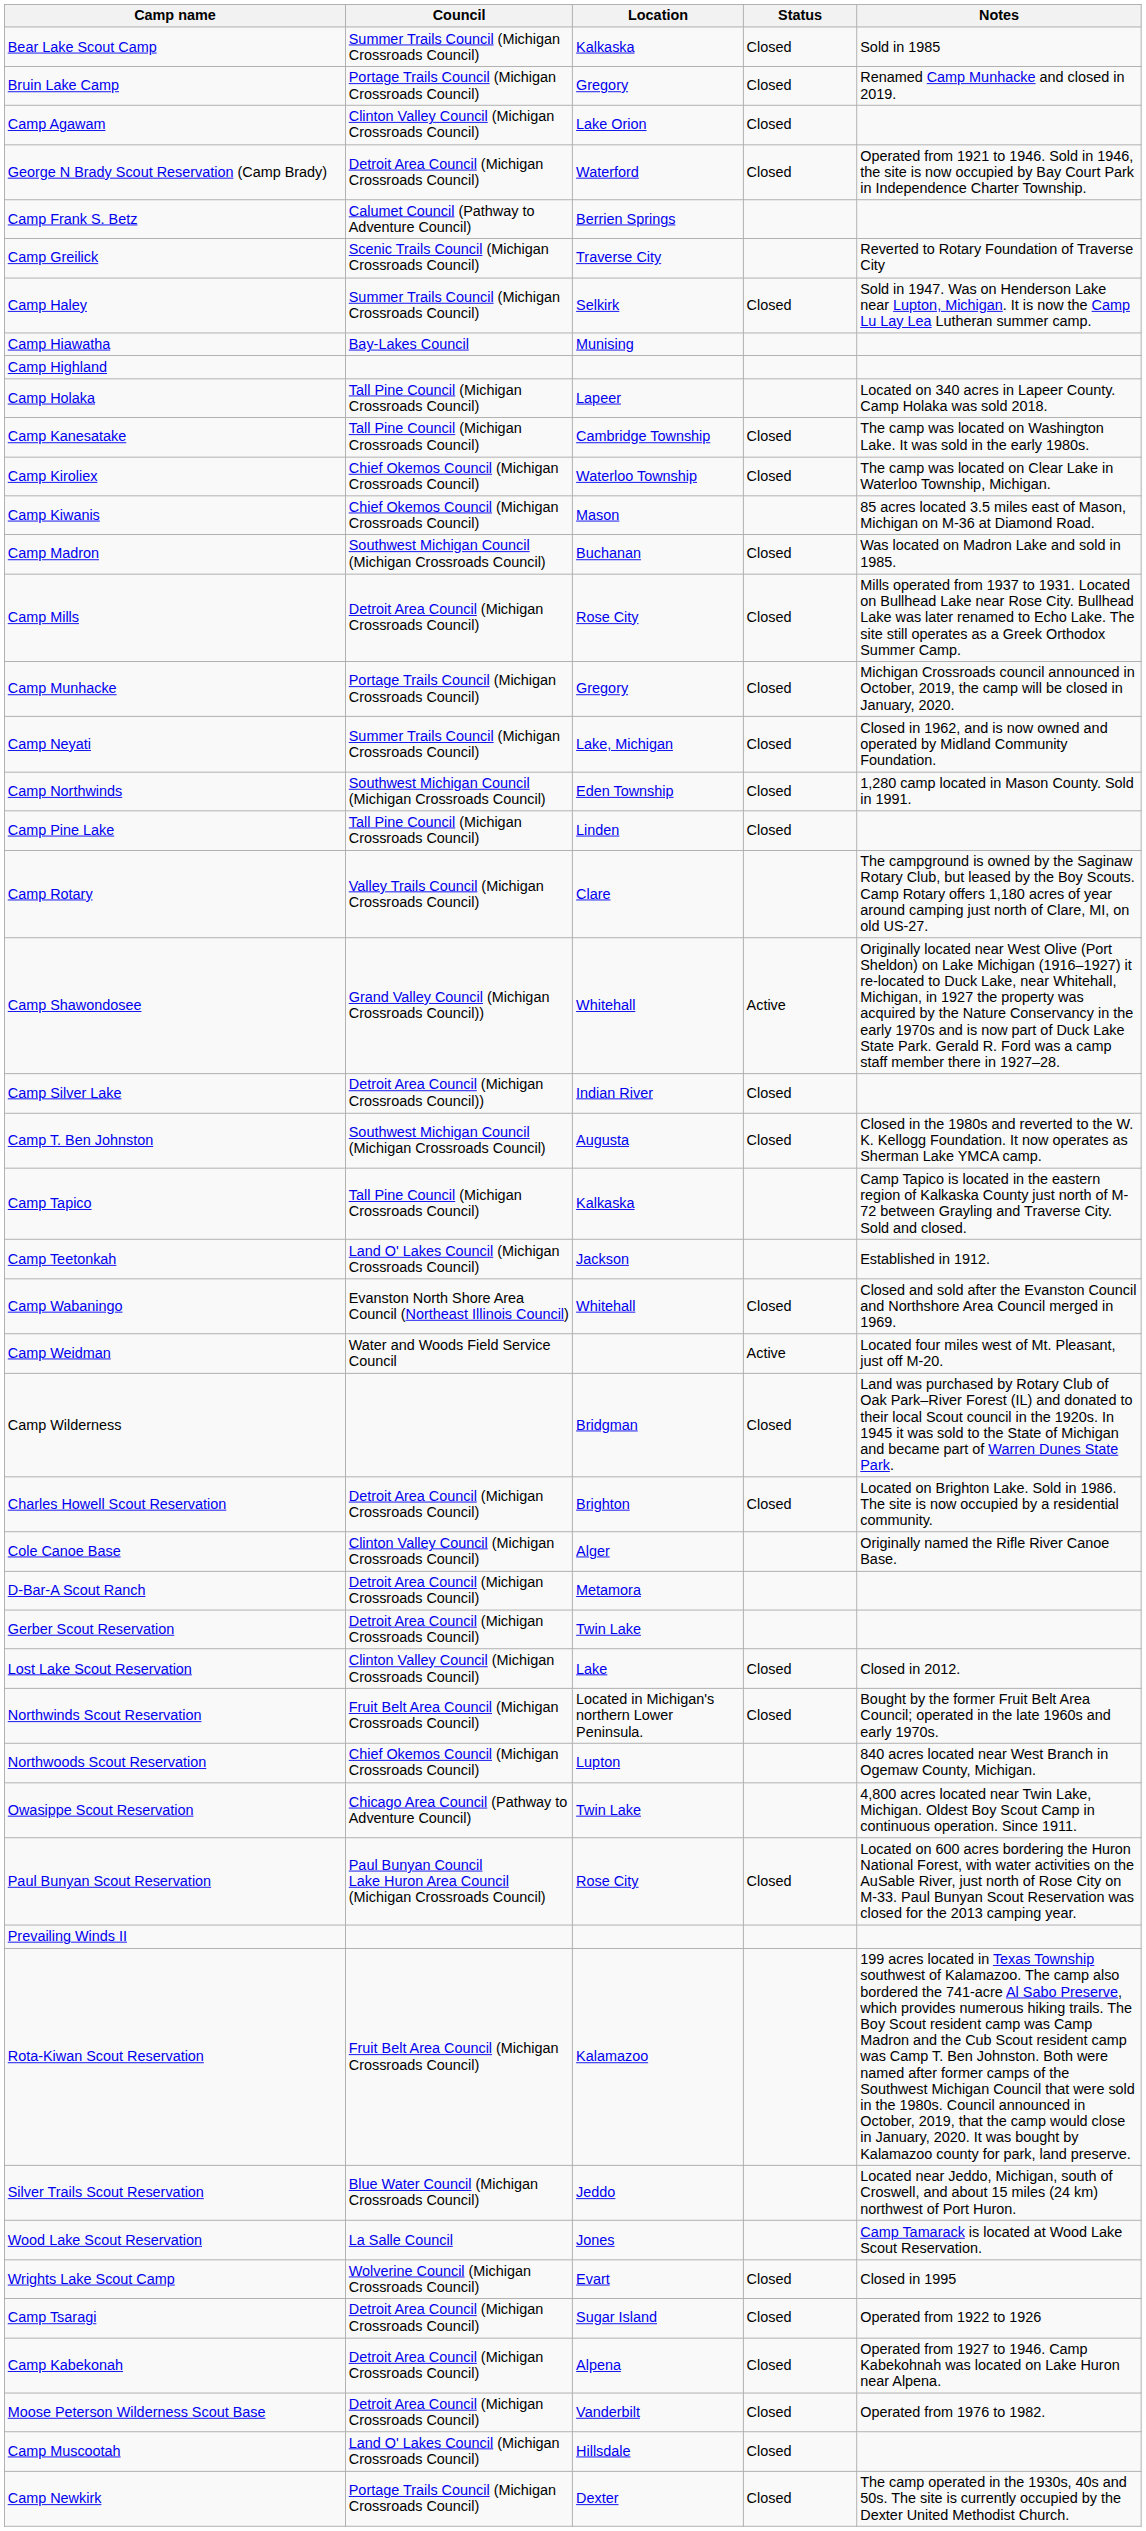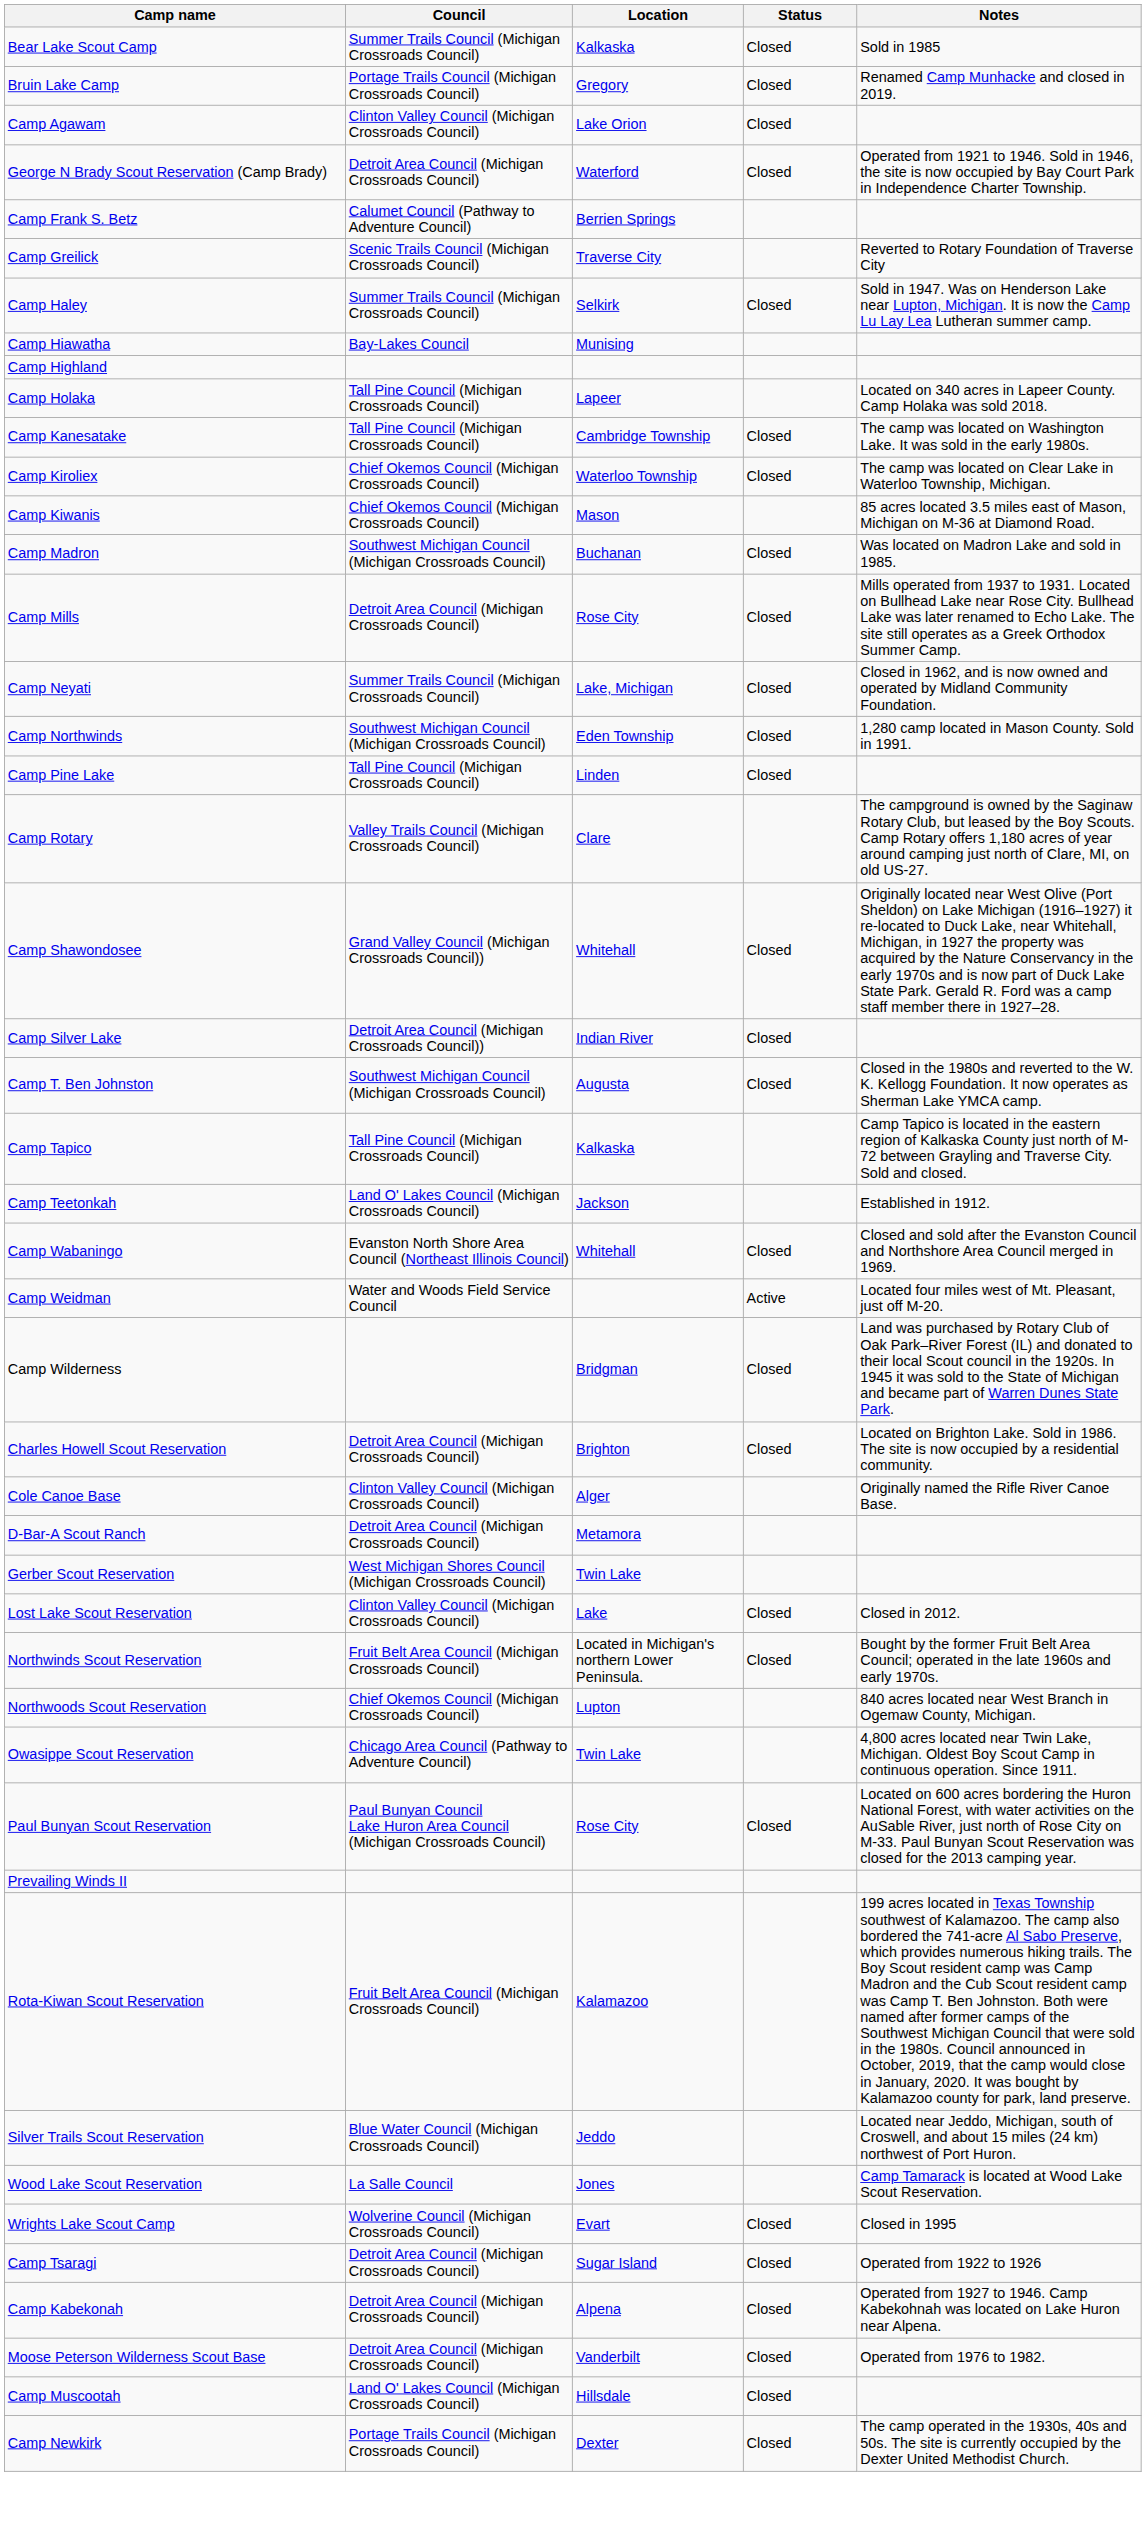- row: (62, 689)
(766, 1005) Active -> (769, 950) Closed
(446, 1629) Detroit Area Council (Michigan Crossroads Council) -> (447, 1574) West Michigan Shores Council (Michigan Crossroads Council)
